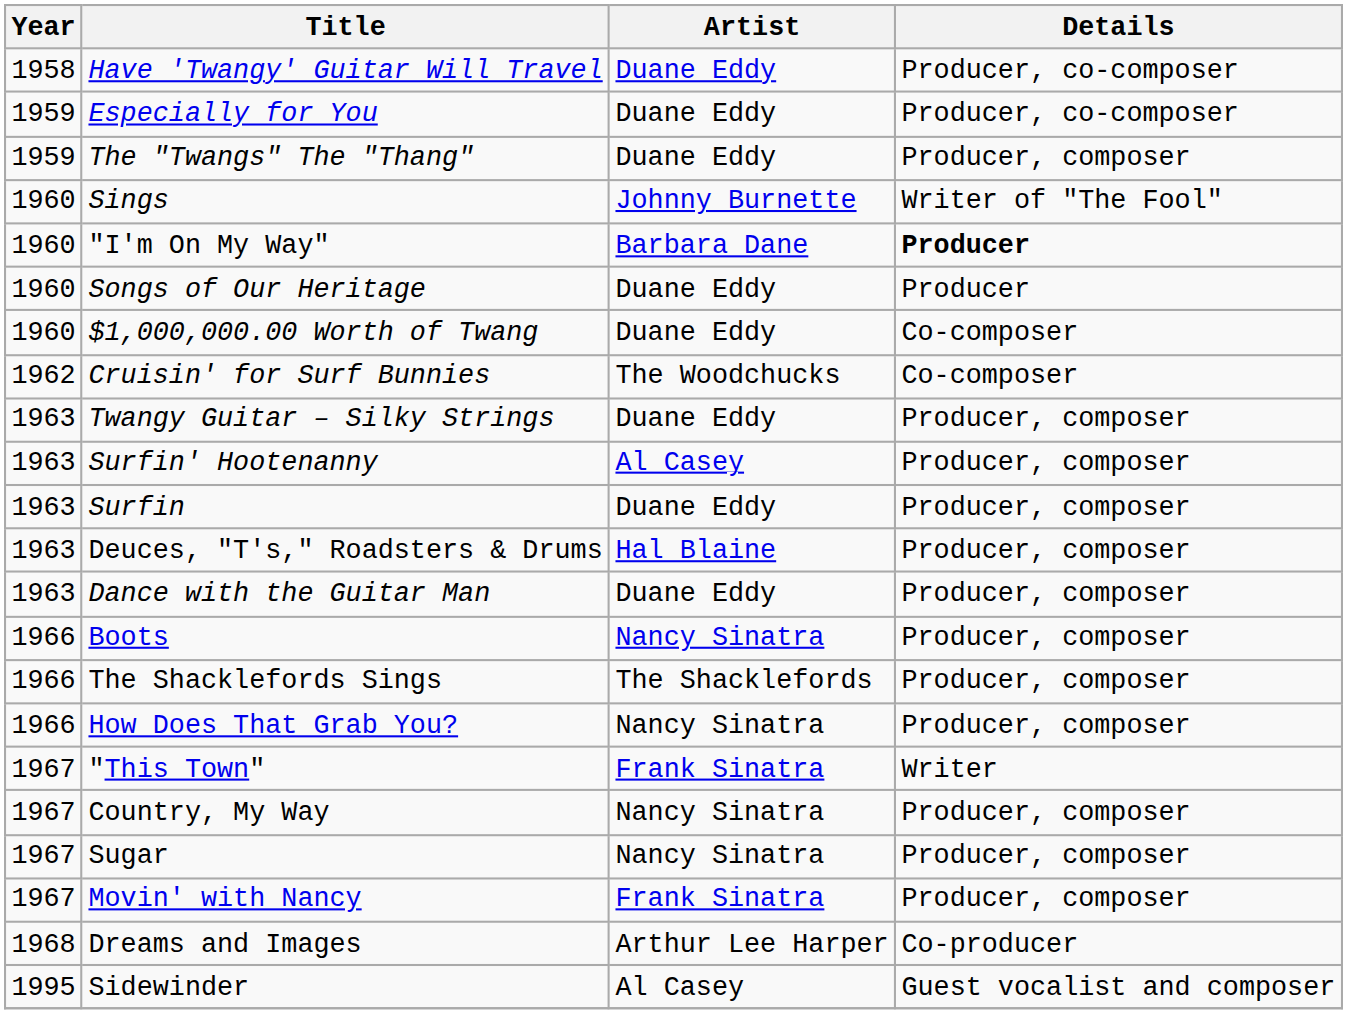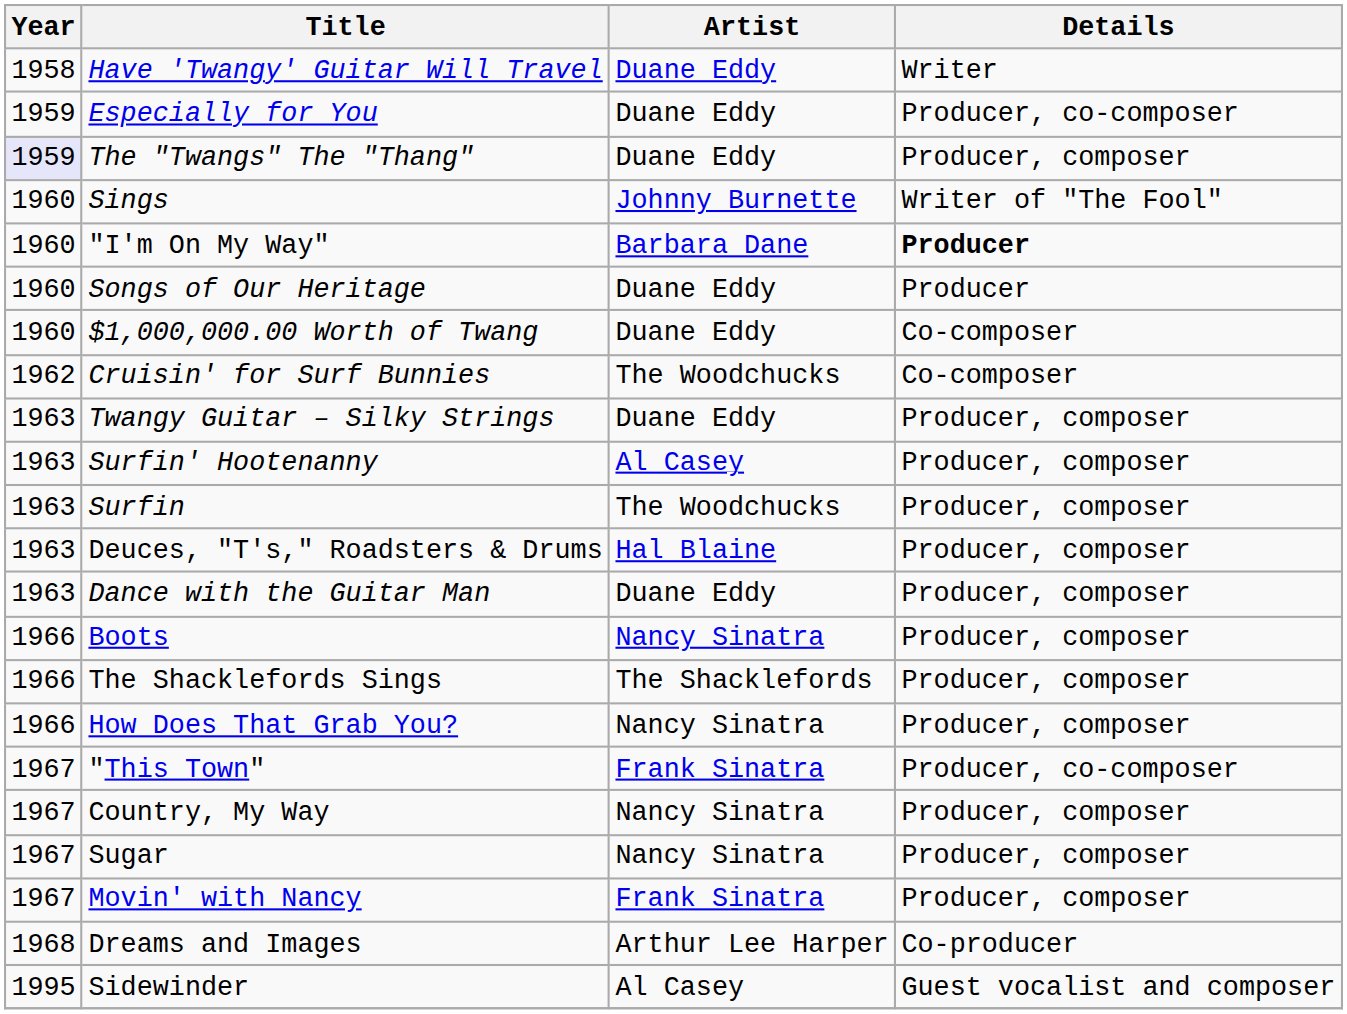(1070, 70) Producer, co-composer -> (950, 70) Writer
(44, 158) no background -> (44, 158) lavender background
(696, 507) Duane Eddy -> (728, 507) The Woodchucks
(950, 769) Writer -> (1070, 769) Producer, co-composer
